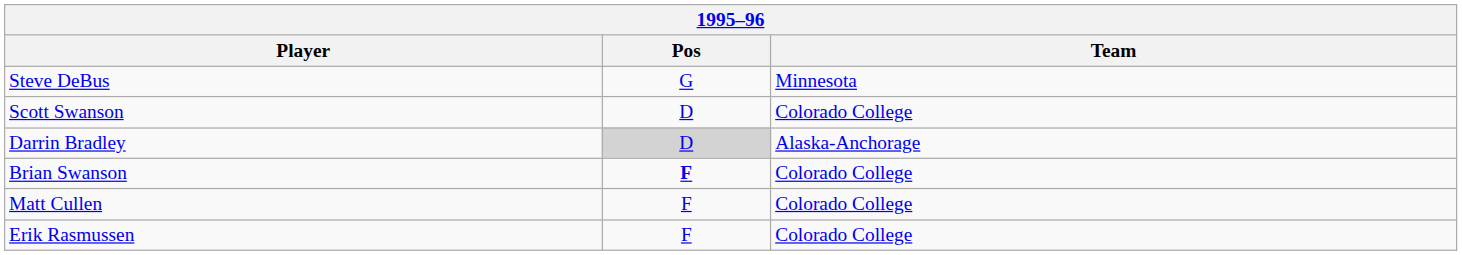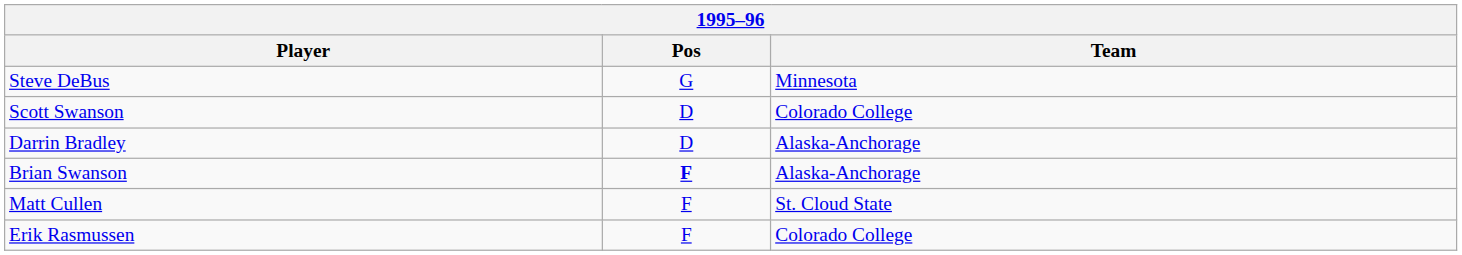(686, 142) lightgrey background -> (686, 142) no background
(844, 173) Colorado College -> (848, 173) Alaska-Anchorage
(844, 204) Colorado College -> (834, 204) St. Cloud State
